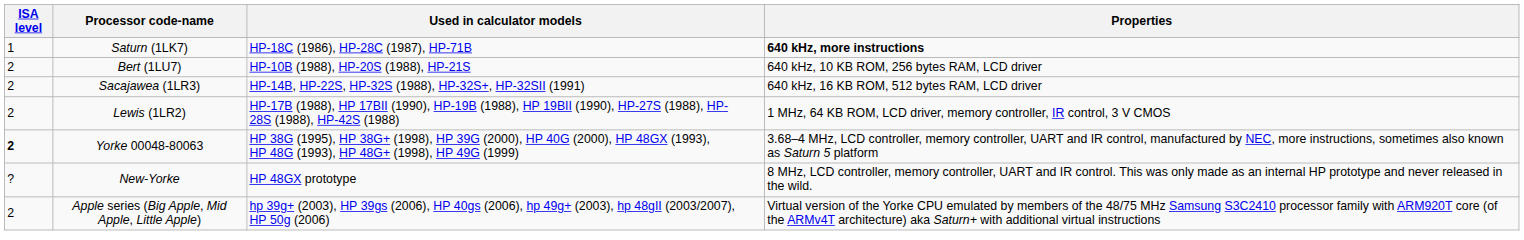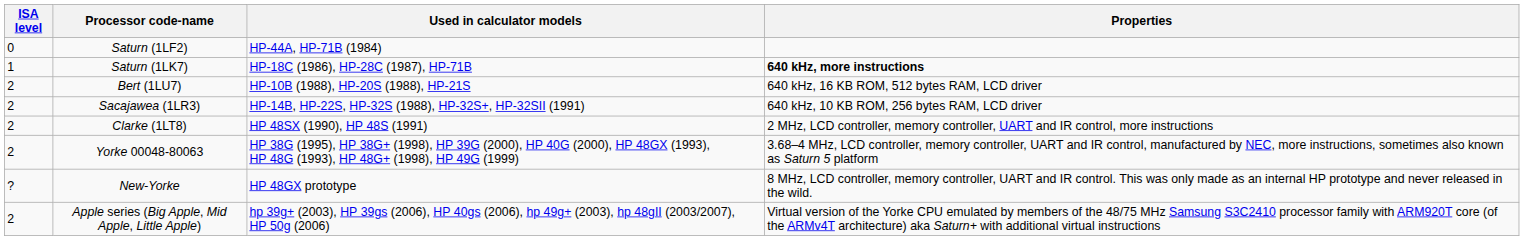+ row: (150, 47)
(905, 67) 640 kHz, 10 KB ROM, 256 bytes RAM, LCD driver -> (905, 86) 640 kHz, 16 KB ROM, 512 bytes RAM, LCD driver
(905, 86) 640 kHz, 16 KB ROM, 512 bytes RAM, LCD driver -> (905, 106) 640 kHz, 10 KB ROM, 256 bytes RAM, LCD driver
- row: (150, 113)
+ row: (150, 125)
(11, 146) bold -> (11, 152) normal
